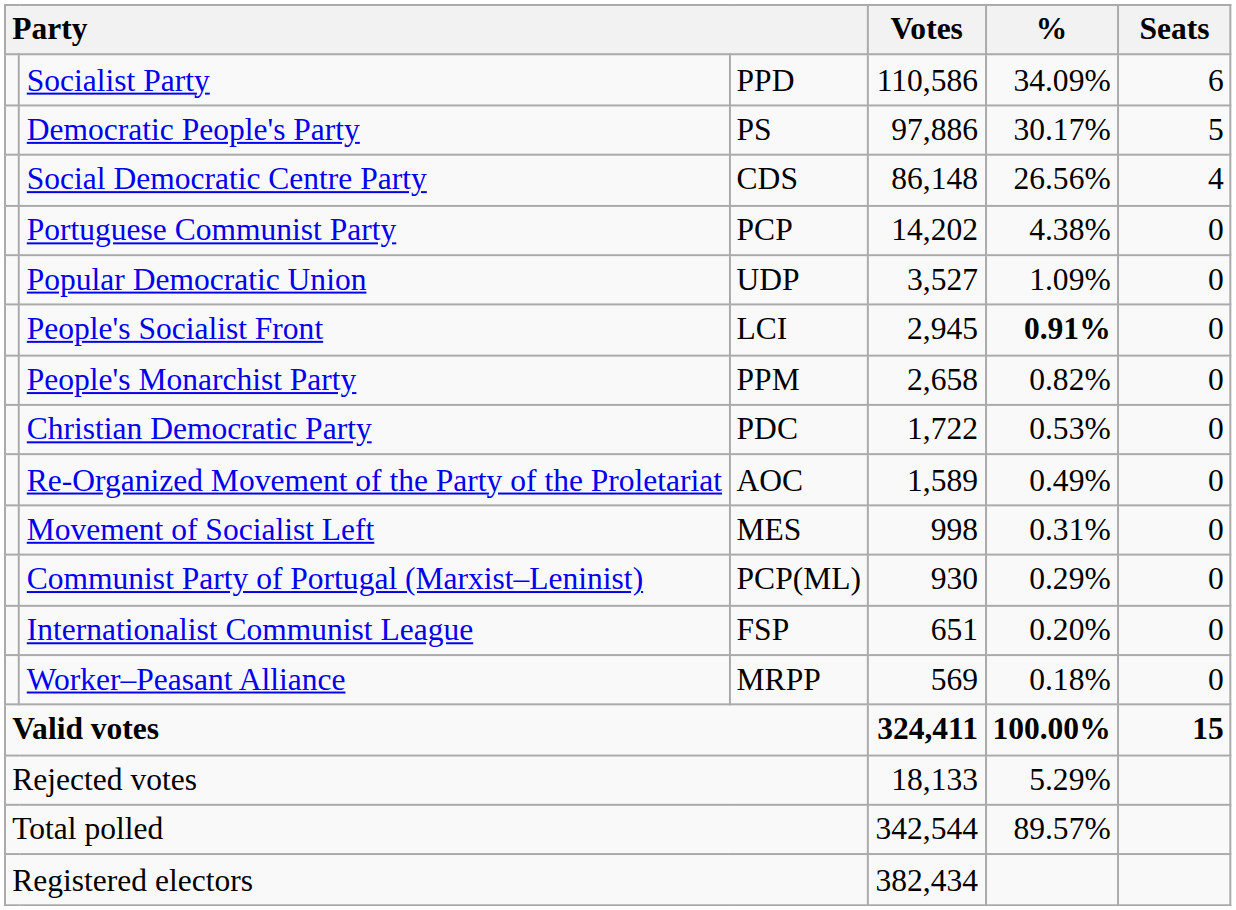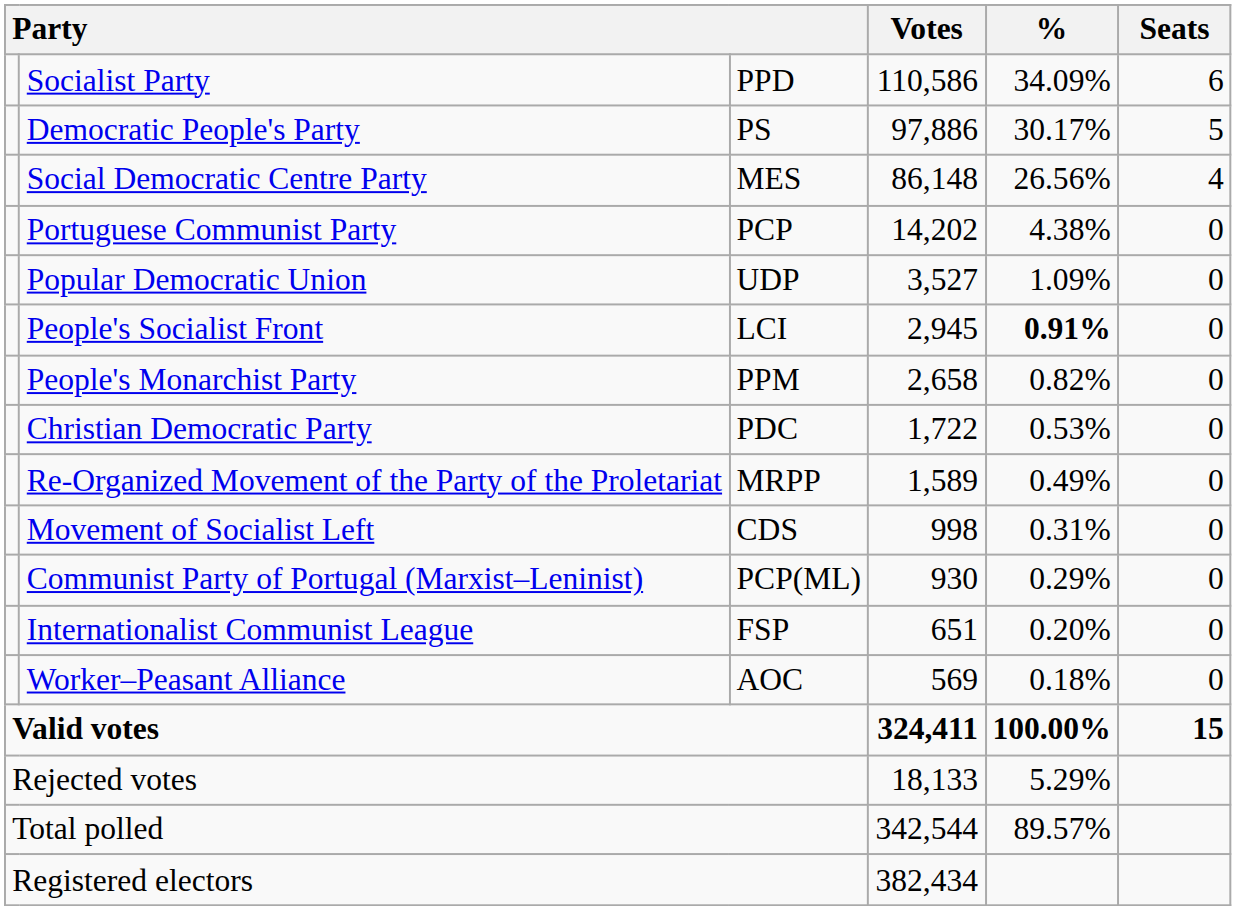(767, 179) CDS -> (769, 179) MES
(770, 479) AOC -> (779, 479) MRPP
(769, 529) MES -> (767, 529) CDS
(779, 679) MRPP -> (770, 679) AOC
